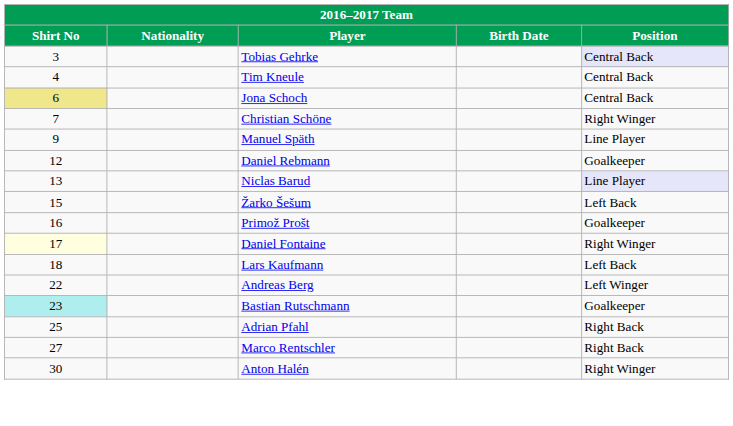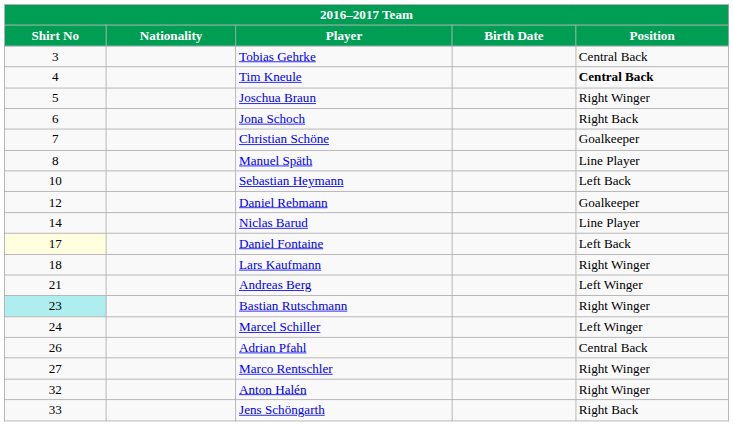(619, 56) lavender background -> (613, 56) no background
(619, 77) normal -> (616, 77) bold
+ row: (278, 98)
(56, 98) khaki background -> (55, 118) no background
(619, 98) Central Back -> (609, 118) Right Back
(620, 118) Right Winger -> (609, 139) Goalkeeper
(56, 139) 9 -> (55, 160) 8
+ row: (291, 181)
(56, 181) 13 -> (55, 222) 14
(615, 181) lavender background -> (609, 222) no background
- row: (276, 202)
- row: (275, 222)
(620, 243) Right Winger -> (605, 243) Left Back
(610, 264) Left Back -> (614, 264) Right Winger
(56, 285) 22 -> (55, 285) 21
(615, 306) Goalkeeper -> (614, 306) Right Winger
+ row: (280, 327)
(56, 327) 25 -> (55, 347) 26
(614, 327) Right Back -> (613, 347) Central Back
(614, 347) Right Back -> (614, 368) Right Winger
(56, 368) 30 -> (55, 389) 32
+ row: (282, 410)
